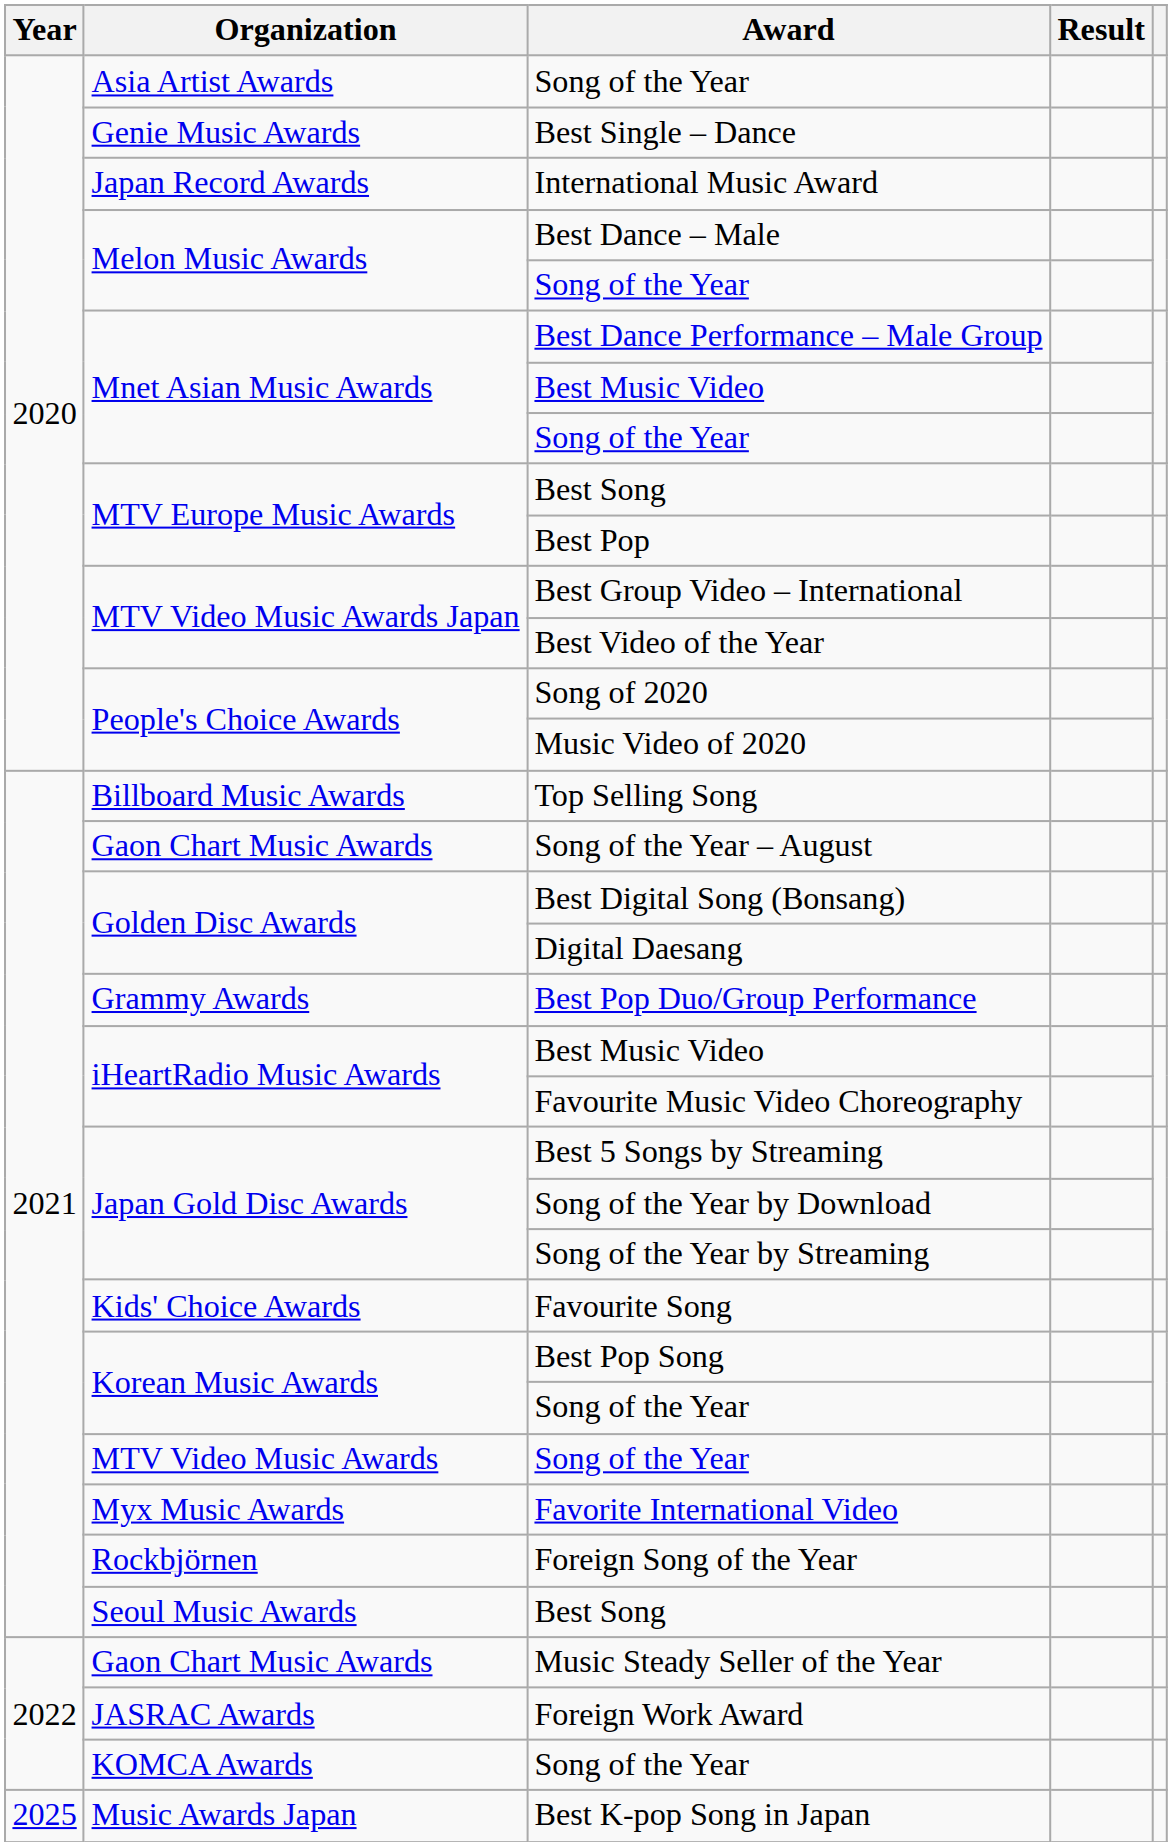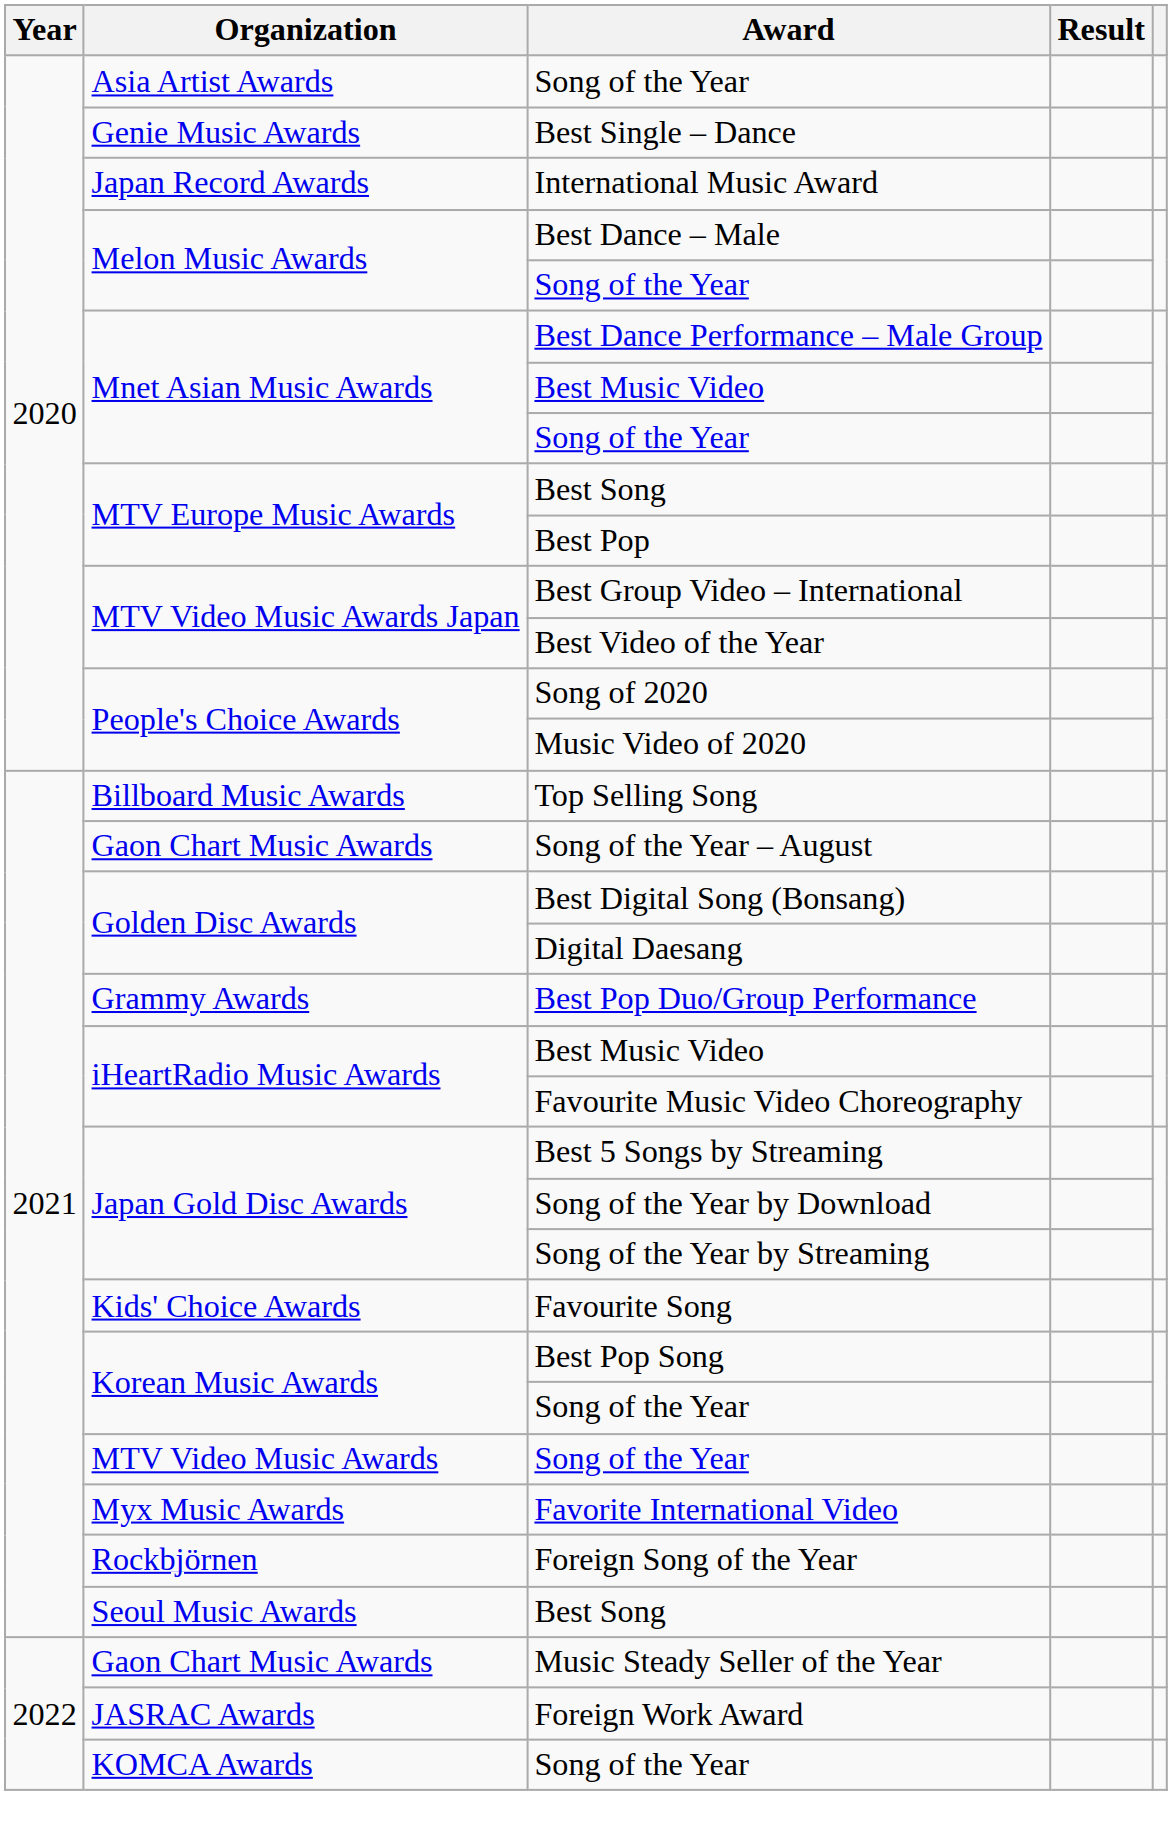- row: (224, 1815)
